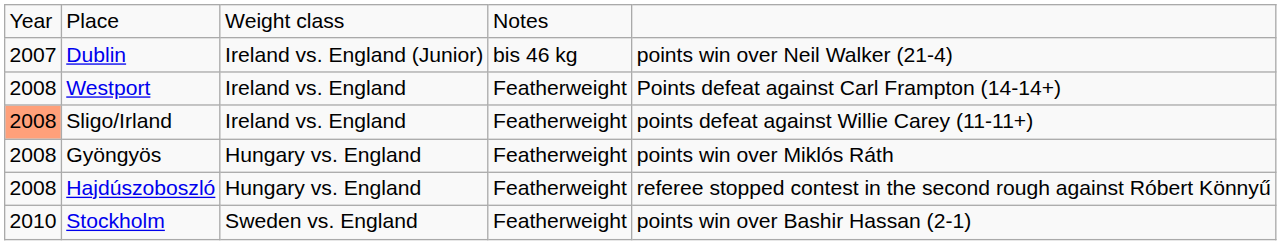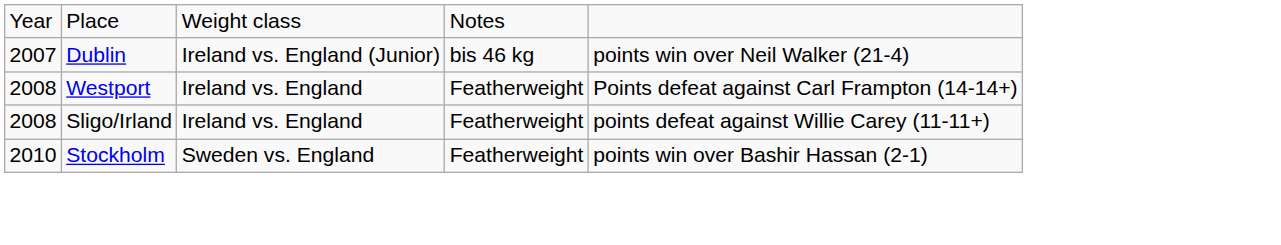(33, 121) lightsalmon background -> (33, 121) no background
- row: (114, 155)
- row: (141, 188)
